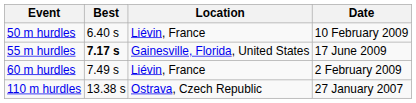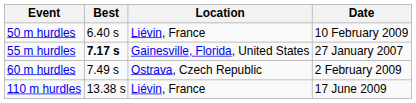(351, 51) 17 June 2009 -> (359, 51) 27 January 2007
(168, 70) Liévin, France -> (196, 70) Ostrava, Czech Republic
(196, 88) Ostrava, Czech Republic -> (168, 88) Liévin, France
(359, 88) 27 January 2007 -> (351, 88) 17 June 2009
